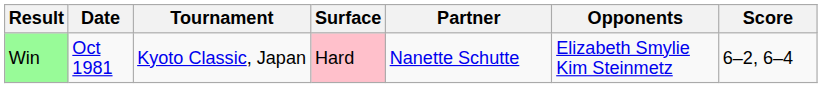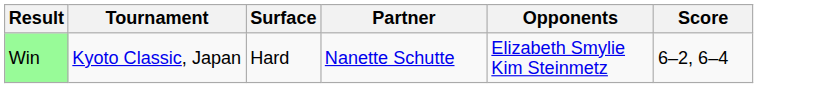- column: (101, 18)
(335, 57) pink background -> (270, 57) no background
